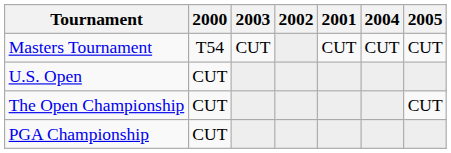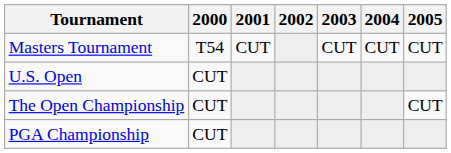columns swapped: (339, 19) <-> (253, 19)
